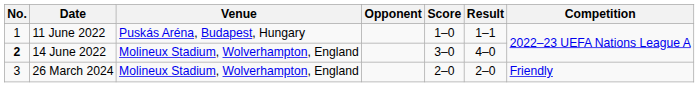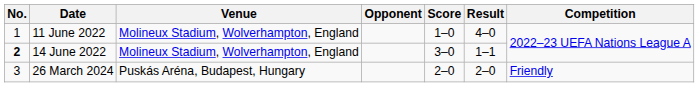(212, 33) Puskás Aréna, Budapest, Hungary -> (239, 33) Molineux Stadium, Wolverhampton, England
(485, 33) 1–1 -> (485, 33) 4–0
(485, 52) 4–0 -> (485, 52) 1–1
(239, 71) Molineux Stadium, Wolverhampton, England -> (212, 71) Puskás Aréna, Budapest, Hungary
